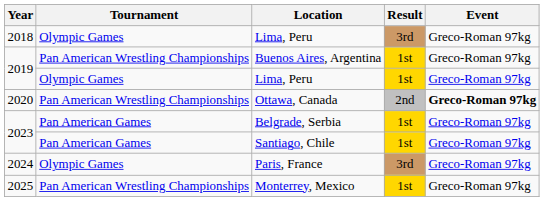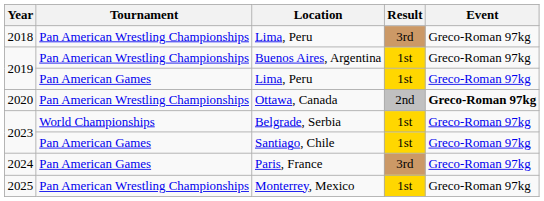(81, 36) Olympic Games -> (144, 36) Pan American Wrestling Championships
(81, 79) Olympic Games -> (95, 79) Pan American Games
(95, 121) Pan American Games -> (97, 121) World Championships
(81, 164) Olympic Games -> (95, 164) Pan American Games
